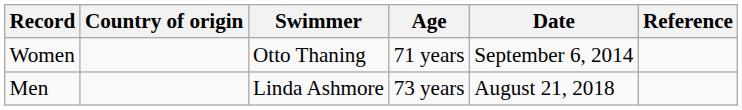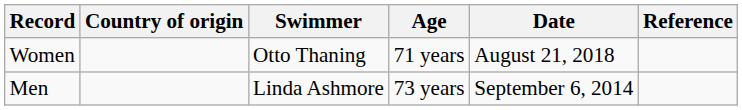(554, 54) September 6, 2014 -> (544, 54) August 21, 2018
(544, 88) August 21, 2018 -> (554, 88) September 6, 2014
